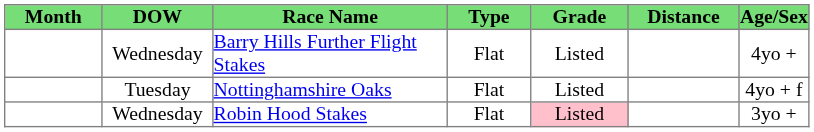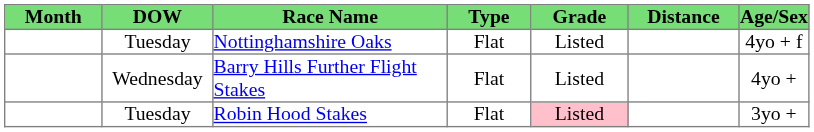rows swapped: (315, 53) <-> (303, 89)
(157, 114) Wednesday -> (157, 114) Tuesday
